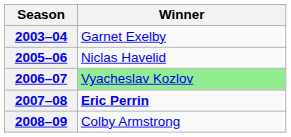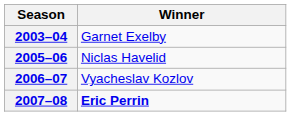(137, 79) lightgreen background -> (137, 79) no background
- row: (41, 121)
